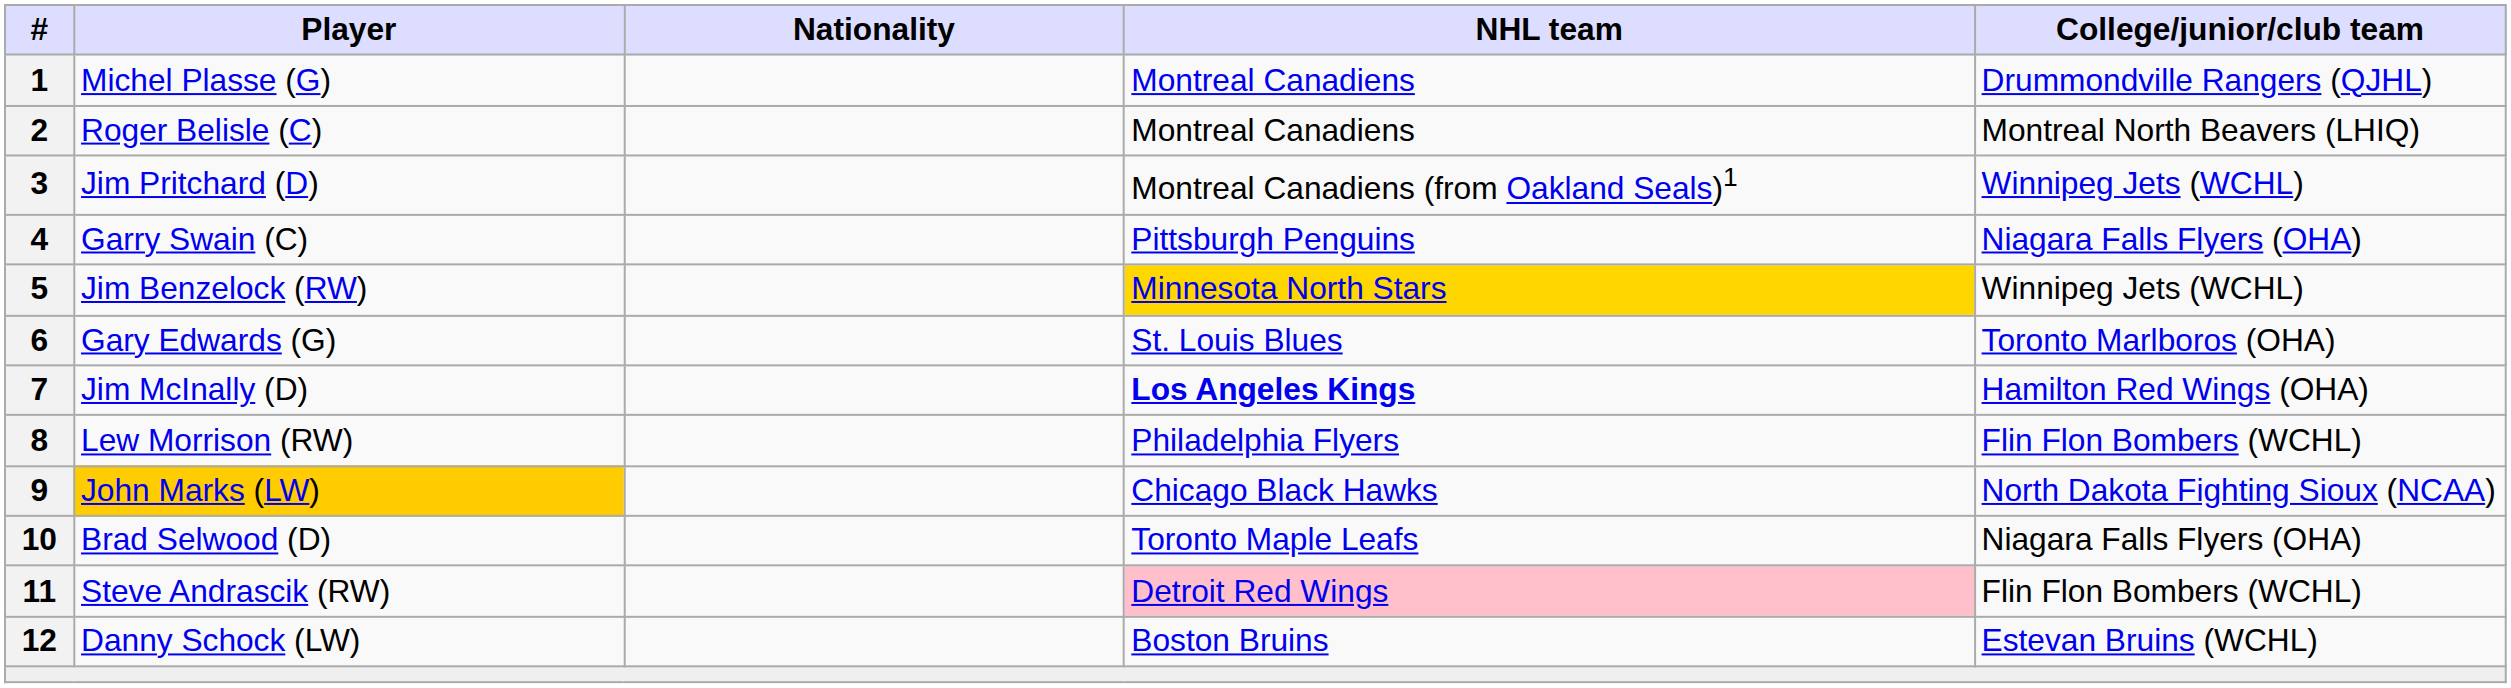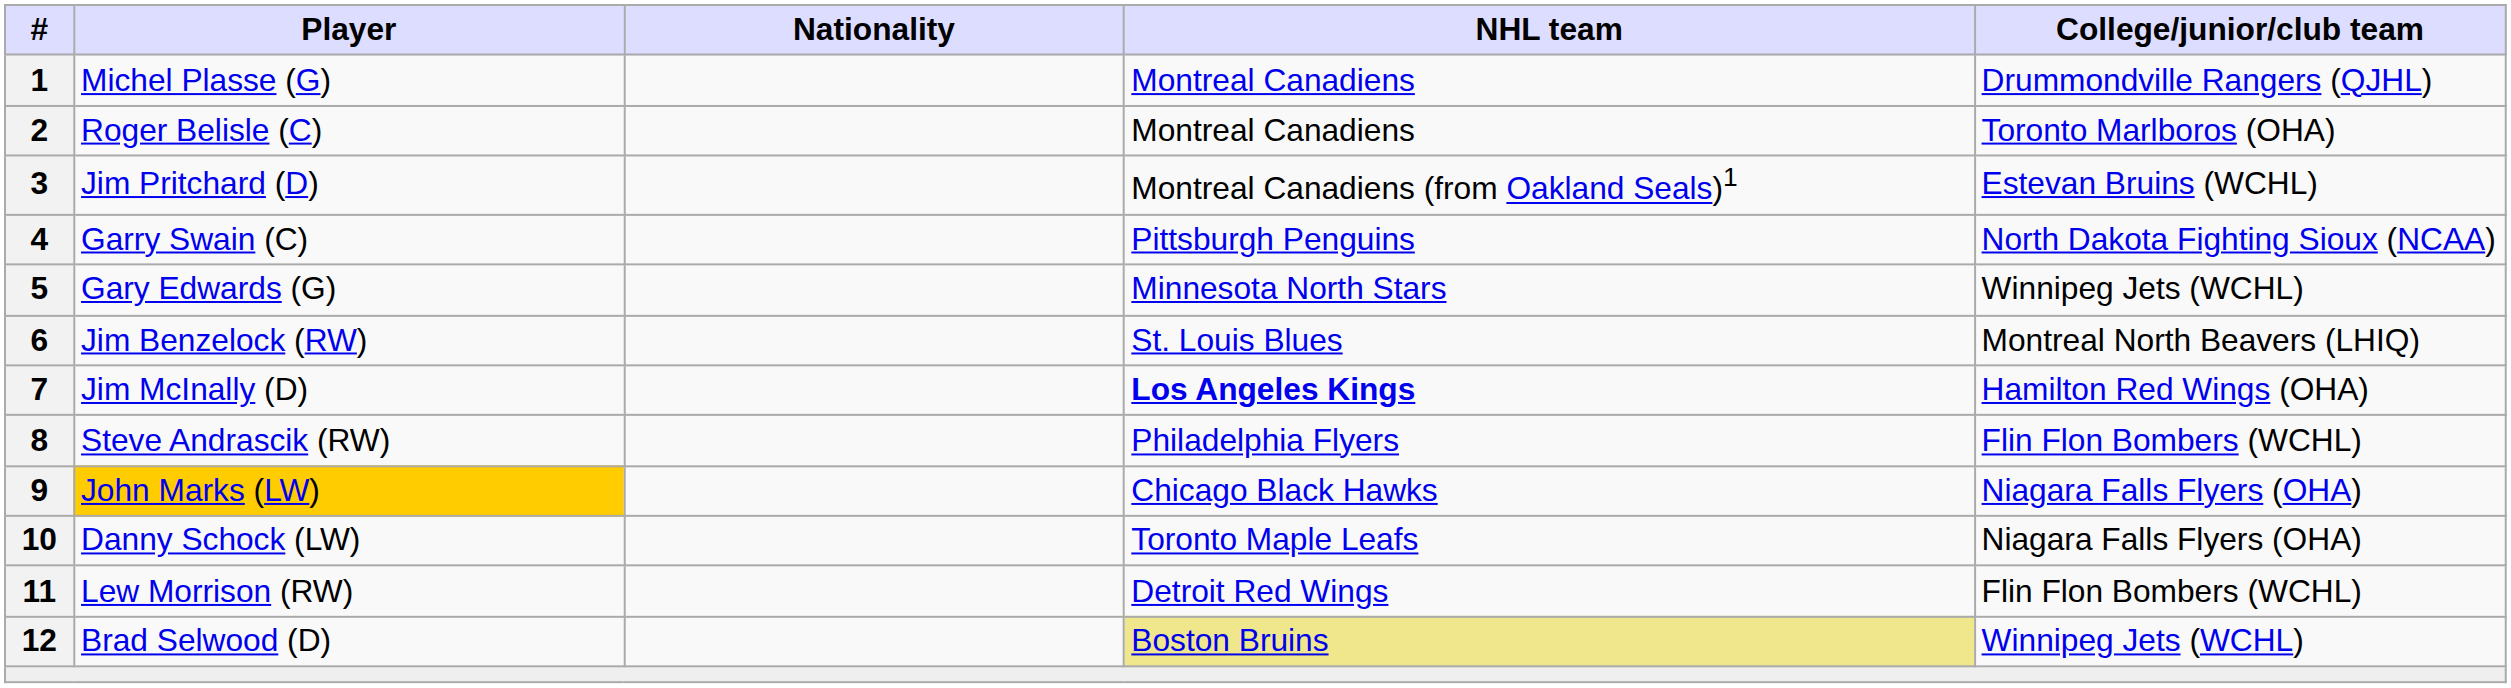(2201, 130) Montreal North Beavers (LHIQ) -> (2159, 130) Toronto Marlboros (OHA)
(2143, 184) Winnipeg Jets (WCHL) -> (2150, 184) Estevan Bruins (WCHL)
(2172, 239) Niagara Falls Flyers (OHA) -> (2239, 239) North Dakota Fighting Sioux (NCAA)
(224, 289) Jim Benzelock (RW) -> (209, 289) Gary Edwards (G)
(1289, 289) gold background -> (1289, 289) no background
(209, 339) Gary Edwards (G) -> (224, 339) Jim Benzelock (RW)
(2159, 339) Toronto Marlboros (OHA) -> (2201, 339) Montreal North Beavers (LHIQ)
(217, 440) Lew Morrison (RW) -> (236, 440) Steve Andrascik (RW)
(2239, 490) North Dakota Fighting Sioux (NCAA) -> (2172, 490) Niagara Falls Flyers (OHA)
(206, 540) Brad Selwood (D) -> (221, 540) Danny Schock (LW)
(236, 590) Steve Andrascik (RW) -> (217, 590) Lew Morrison (RW)
(1260, 590) pink background -> (1260, 590) no background
(221, 641) Danny Schock (LW) -> (206, 641) Brad Selwood (D)
(1230, 641) no background -> (1230, 641) khaki background
(2150, 641) Estevan Bruins (WCHL) -> (2143, 641) Winnipeg Jets (WCHL)
